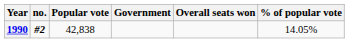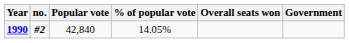columns swapped: (301, 12) <-> (142, 12)
(80, 29) 42,838 -> (80, 29) 42,840
